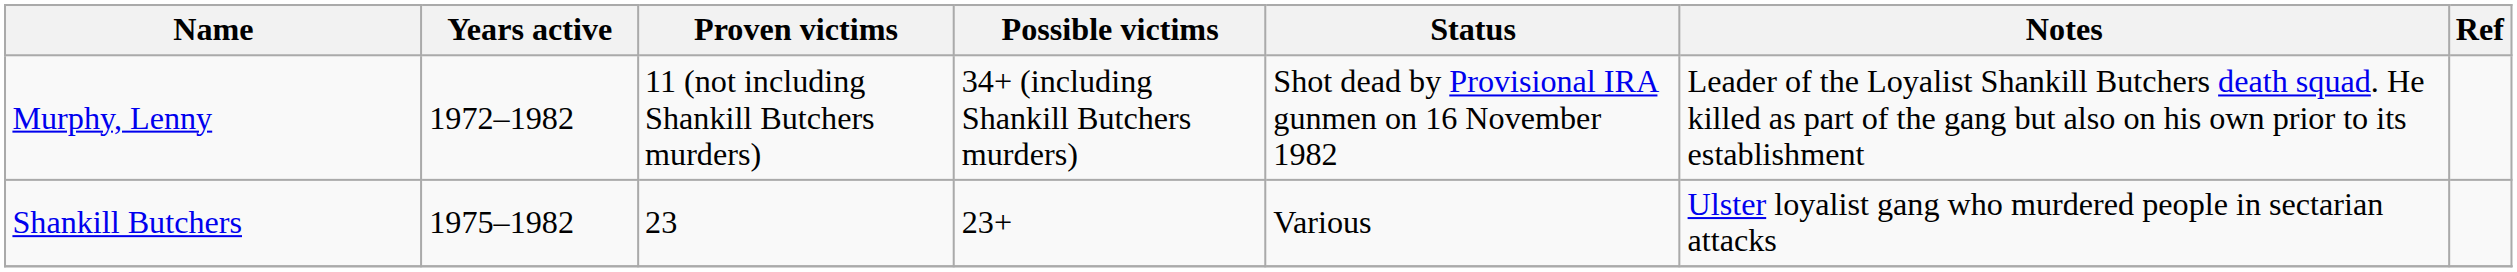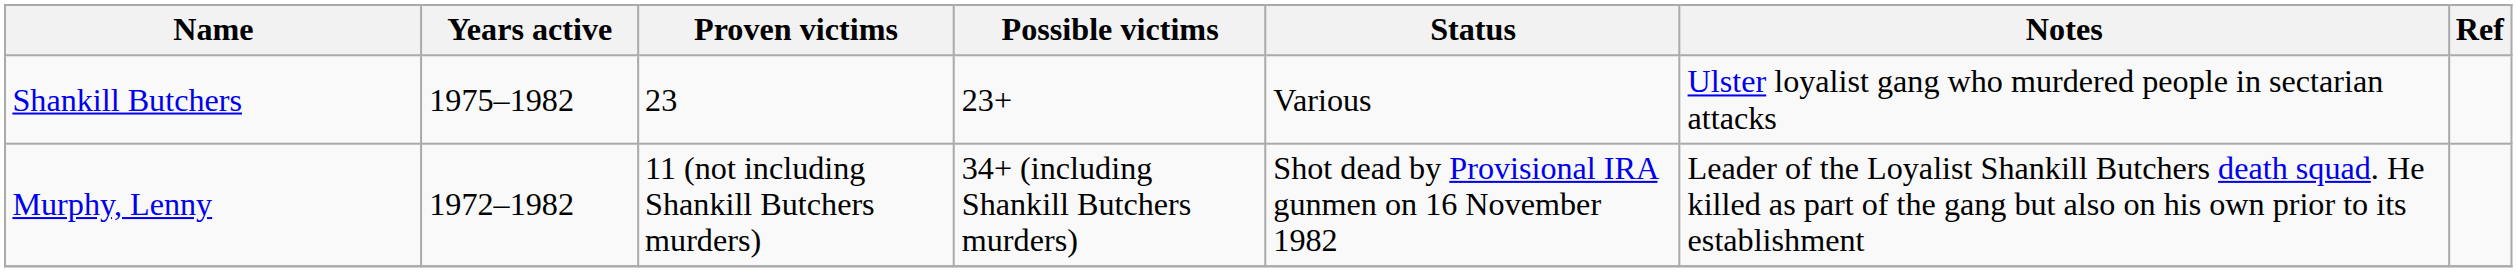rows swapped: (127, 222) <-> (112, 117)
